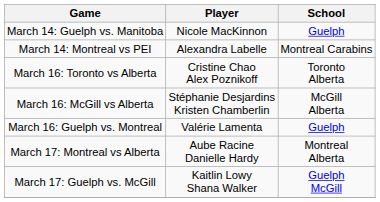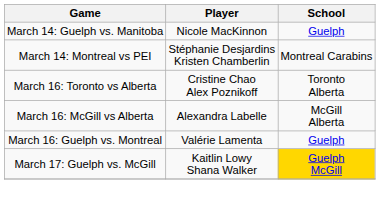(222, 49) Alexandra Labelle -> (222, 55) Stéphanie Desjardins Kristen Chamberlin
(222, 104) Stéphanie Desjardins Kristen Chamberlin -> (222, 116) Alexandra Labelle
- row: (85, 152)
(326, 182) no background -> (326, 164) gold background
